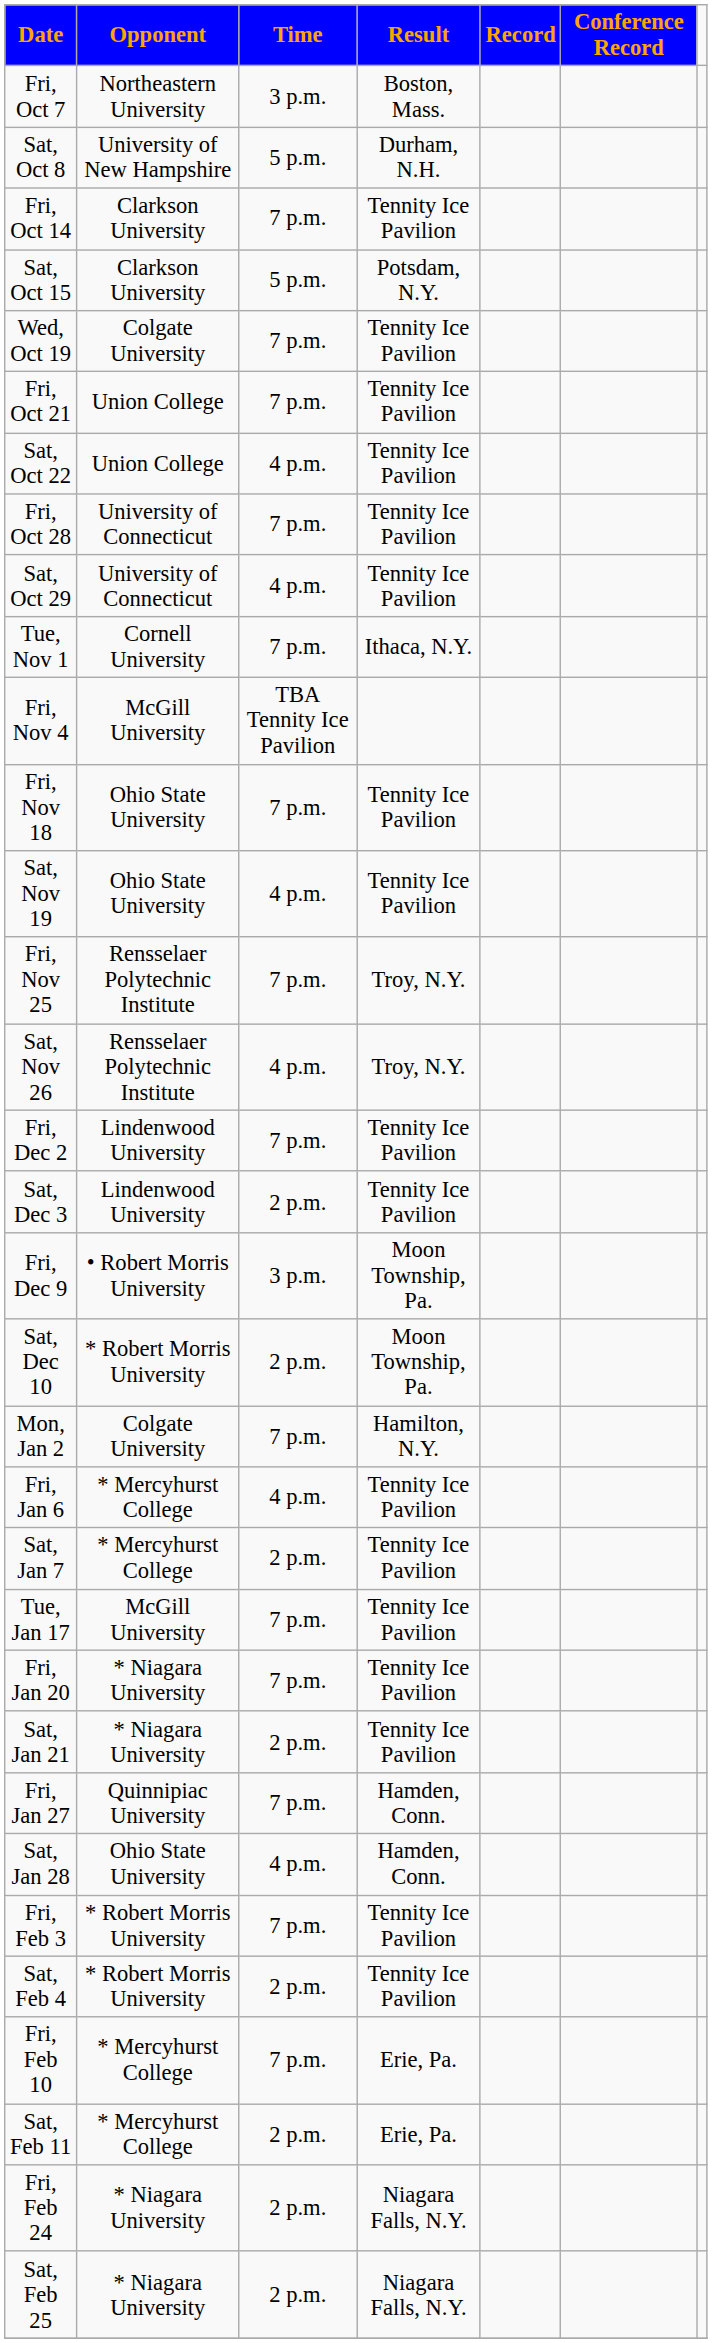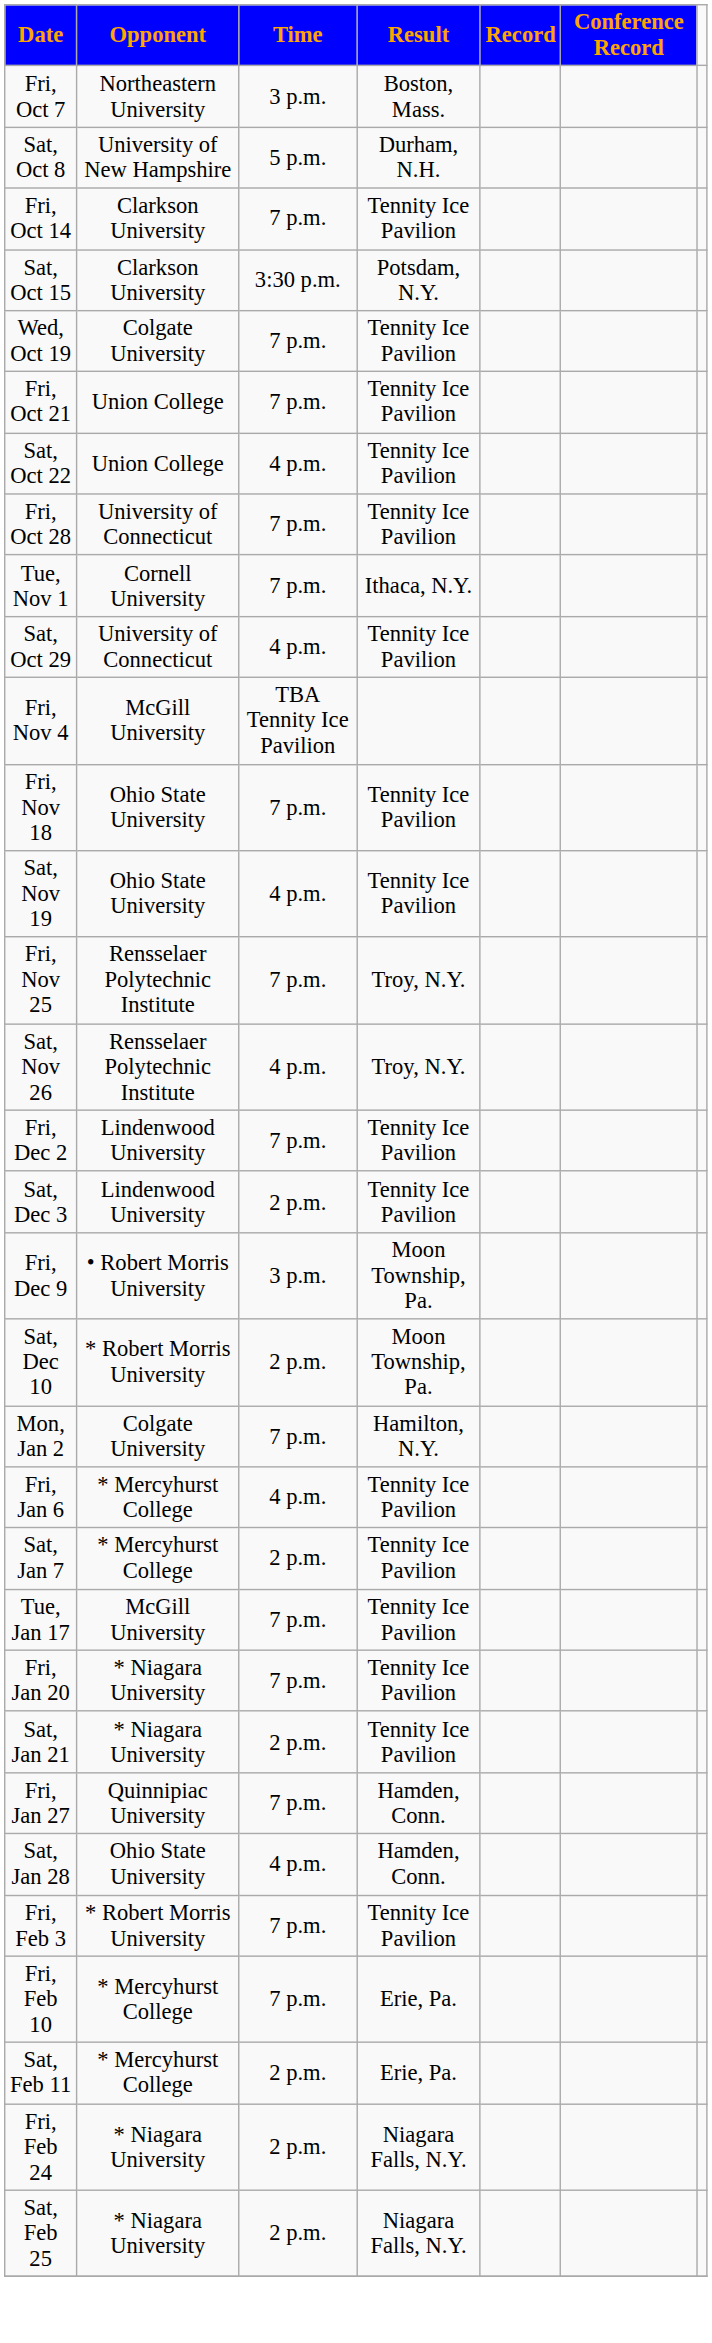(298, 279) 5 p.m. -> (298, 279) 3:30 p.m.
rows swapped: (41, 585) <-> (41, 646)
- row: (41, 1986)
